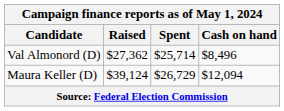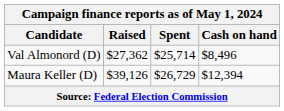(127, 75) $39,124 -> (127, 75) $39,126
(222, 75) $12,094 -> (222, 75) $12,394
